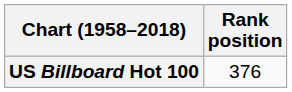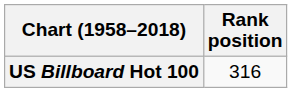(245, 71) 376 -> (245, 71) 316
